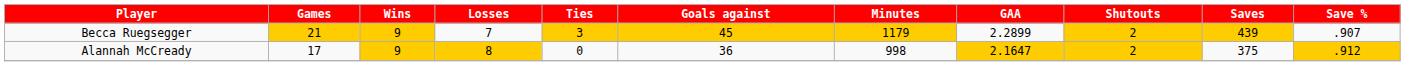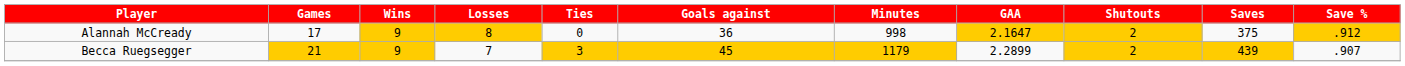rows swapped: (137, 51) <-> (137, 32)
